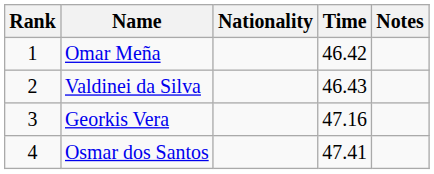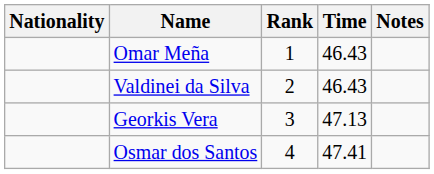columns swapped: (33, 21) <-> (265, 21)
(345, 53) 46.42 -> (345, 53) 46.43
(345, 119) 47.16 -> (345, 119) 47.13
